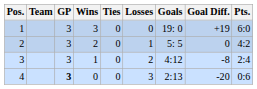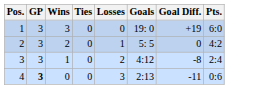- column: (41, 12)
(223, 76) -20 -> (195, 76) -11
